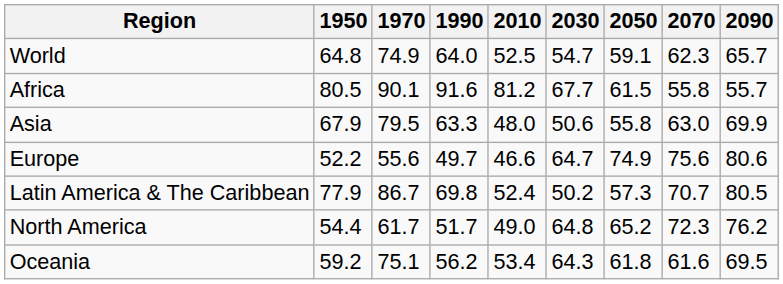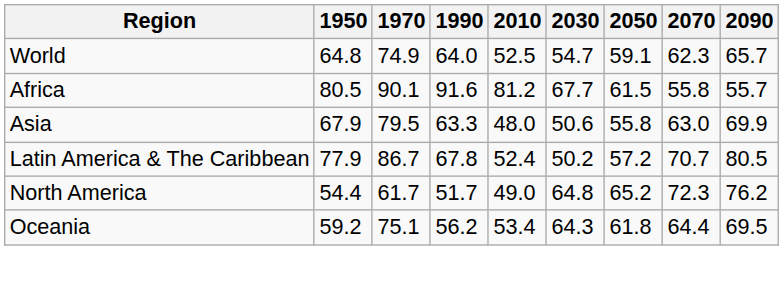- row: (44, 158)
(456, 192) 69.8 -> (456, 158) 67.8
(630, 192) 57.3 -> (630, 158) 57.2
(688, 261) 61.6 -> (688, 227) 64.4
